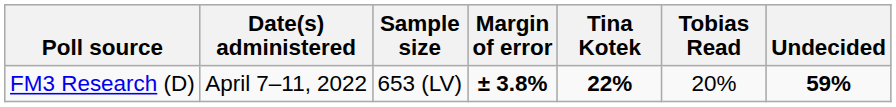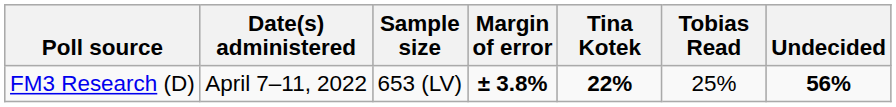(714, 83) 20% -> (714, 83) 25%
(829, 83) 59% -> (829, 83) 56%
